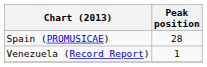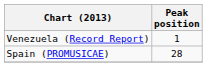rows swapped: (58, 39) <-> (78, 54)
